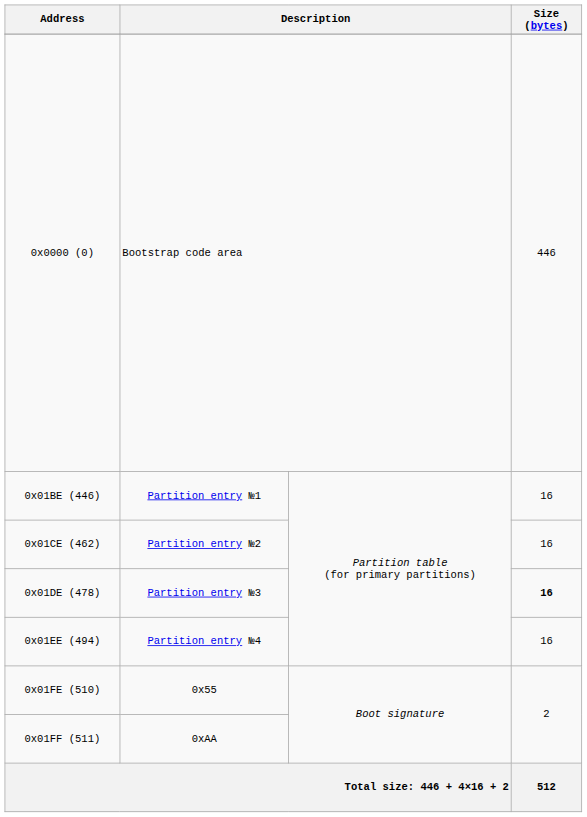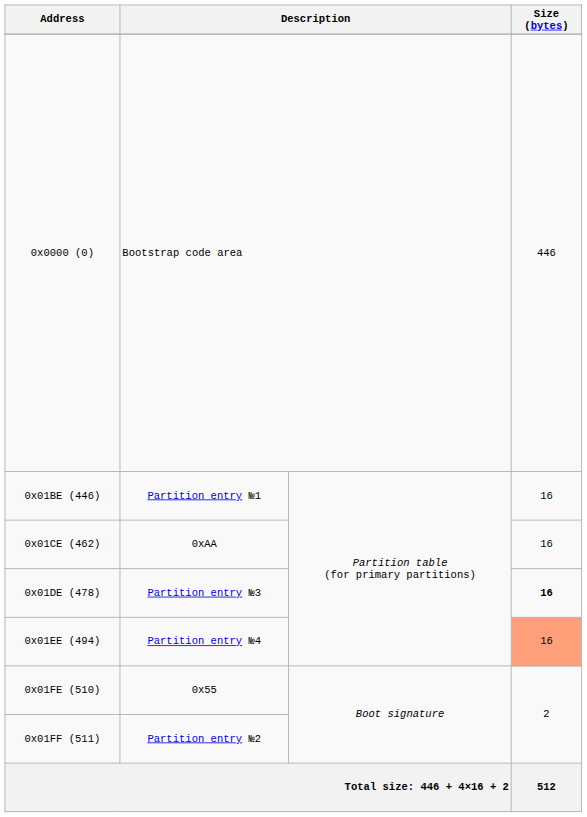(204, 545) Partition entry №2 -> (204, 545) 0xAA
(546, 642) no background -> (546, 642) lightsalmon background
(204, 739) 0xAA -> (204, 739) Partition entry №2
